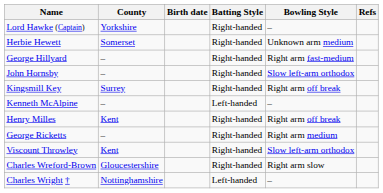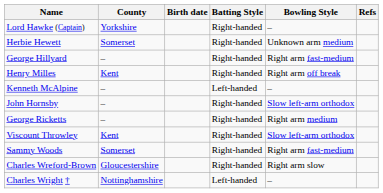rows swapped: (32, 73) <-> (31, 119)
- row: (34, 88)
+ row: (34, 149)
